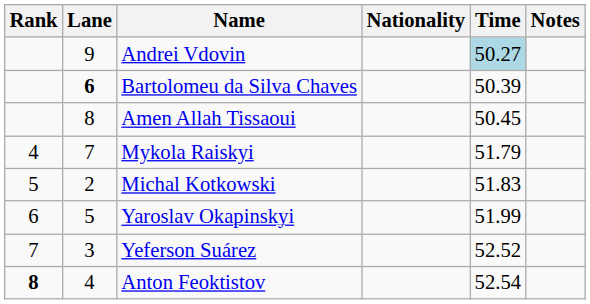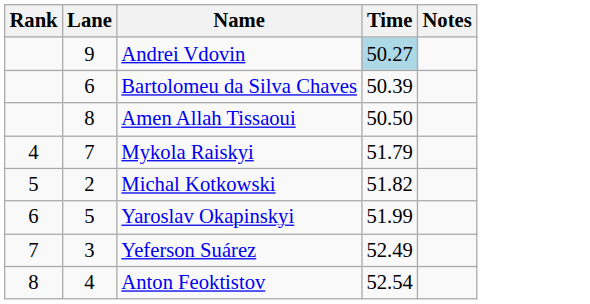- column: (416, 20)
(89, 86) bold -> (89, 86) normal
(498, 119) 50.45 -> (390, 119) 50.50
(498, 184) 51.83 -> (390, 184) 51.82
(498, 250) 52.52 -> (390, 250) 52.49
(33, 282) bold -> (33, 282) normal
